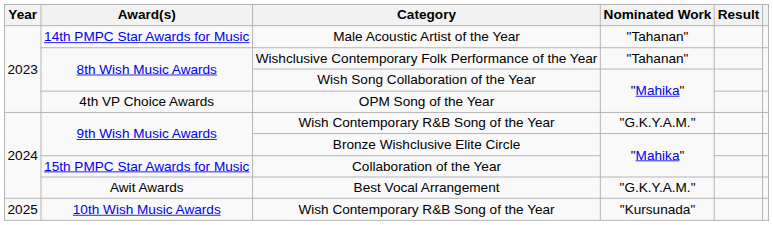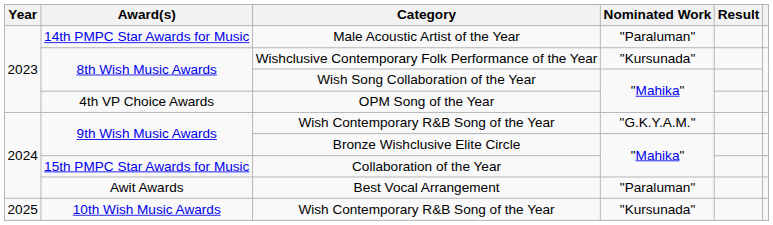(658, 36) "Tahanan" -> (658, 36) "Paraluman"
(658, 58) "Tahanan" -> (658, 58) "Kursunada"
(658, 187) "G.K.Y.A.M." -> (658, 187) "Paraluman"
